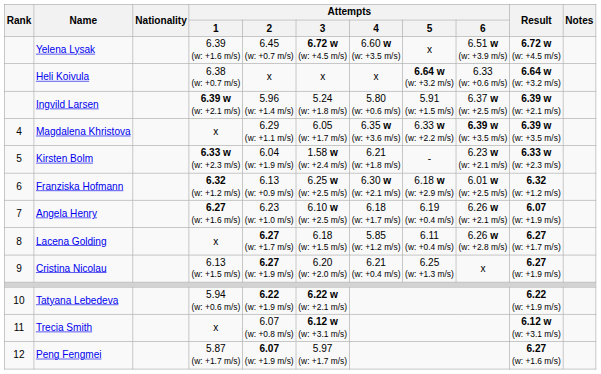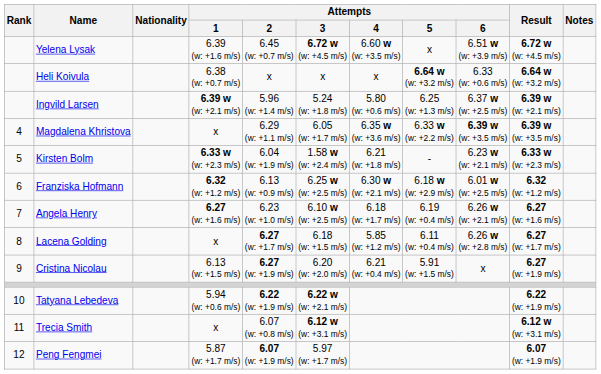(429, 104) 5.91 (w: +1.5 m/s) -> (429, 104) 6.25 (w: +1.3 m/s)
(536, 214) 6.07 (w: +1.9 m/s) -> (536, 214) 6.27 (w: +1.6 m/s)
(429, 268) 6.25 (w: +1.3 m/s) -> (429, 268) 5.91 (w: +1.5 m/s)
(536, 355) 6.27 (w: +1.6 m/s) -> (536, 355) 6.07 (w: +1.9 m/s)
